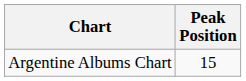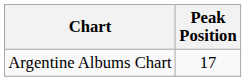(208, 62) 15 -> (208, 62) 17
